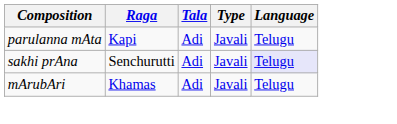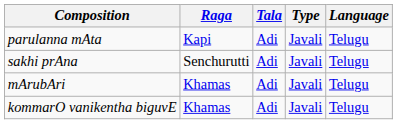(274, 61) lavender background -> (349, 61) no background
+ row: (92, 107)
